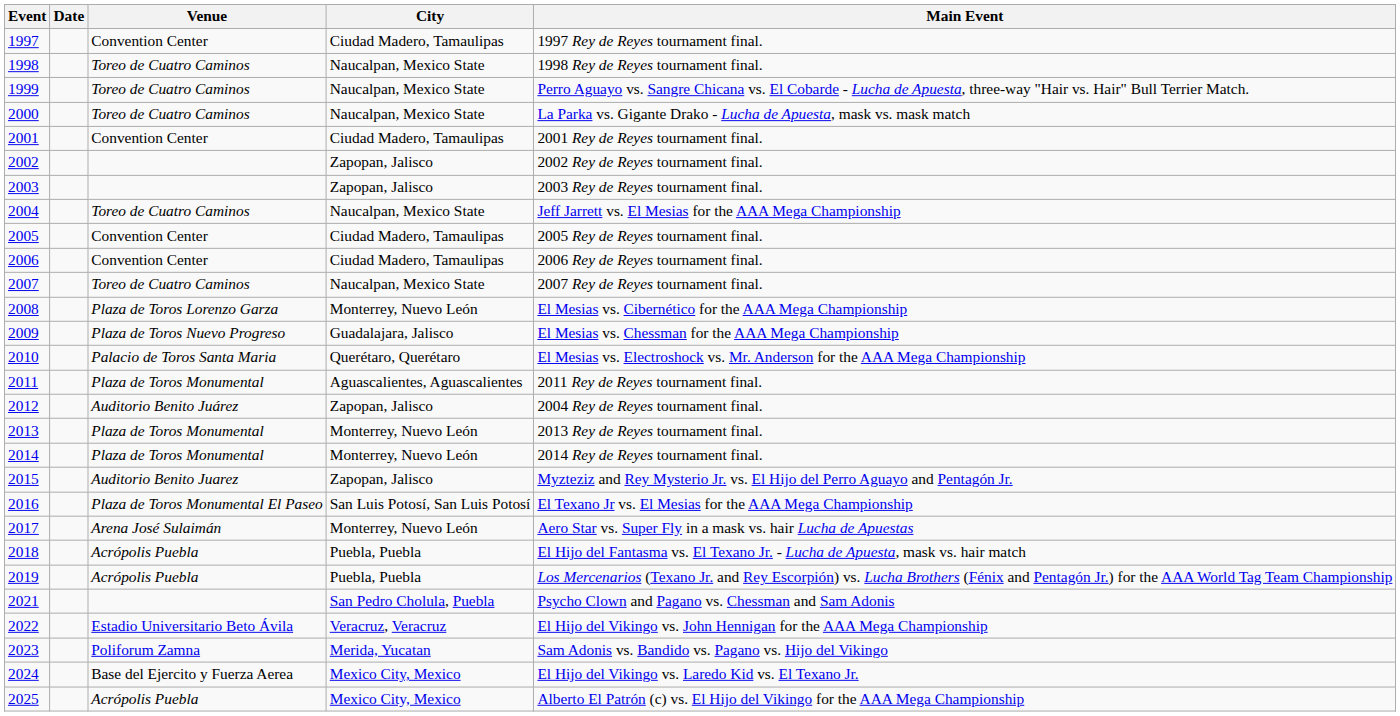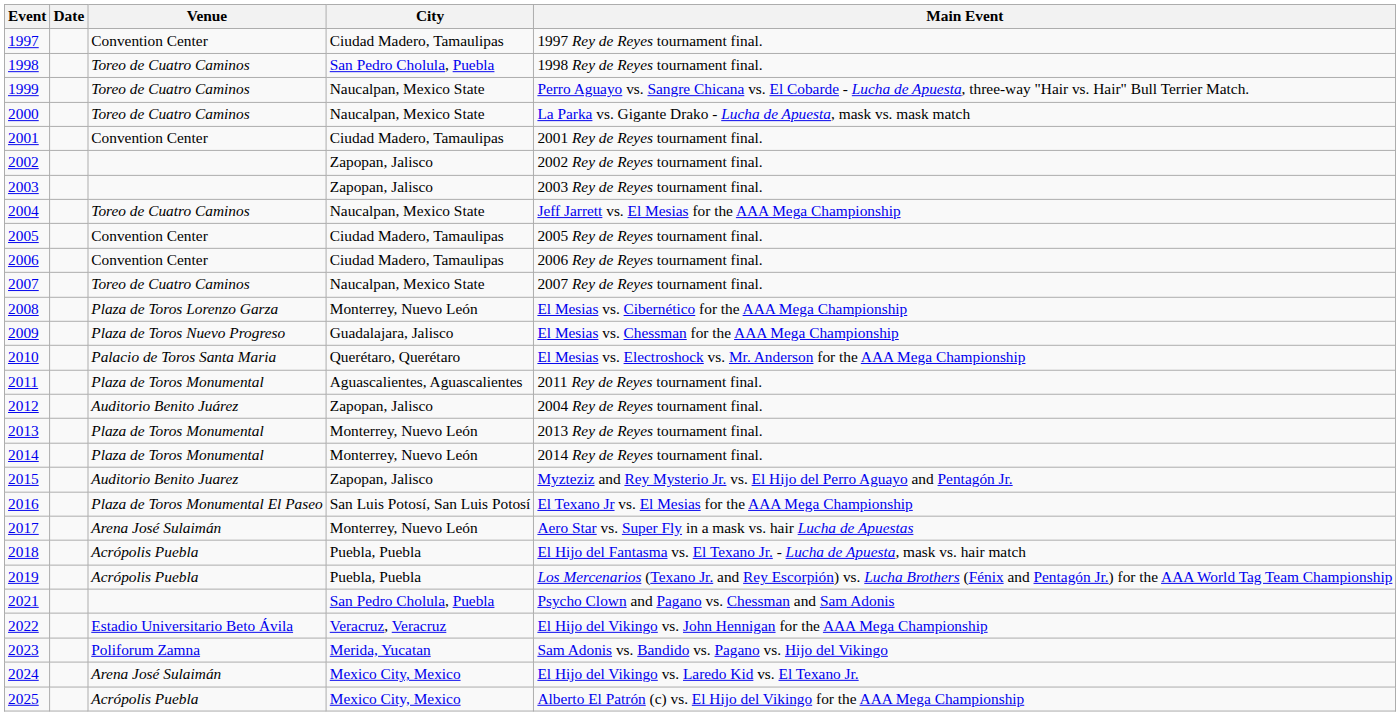(407, 65) Naucalpan, Mexico State -> (412, 65) San Pedro Cholula, Puebla
(192, 674) Base del Ejercito y Fuerza Aerea -> (156, 674) Arena José Sulaimán
